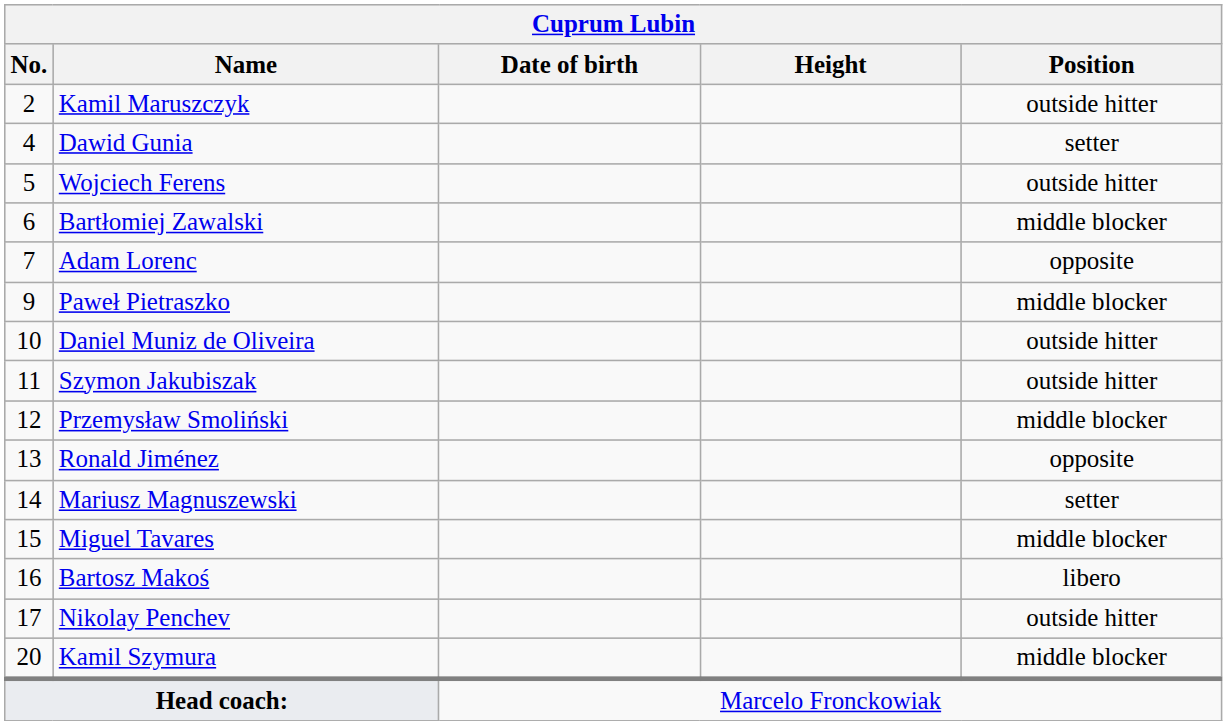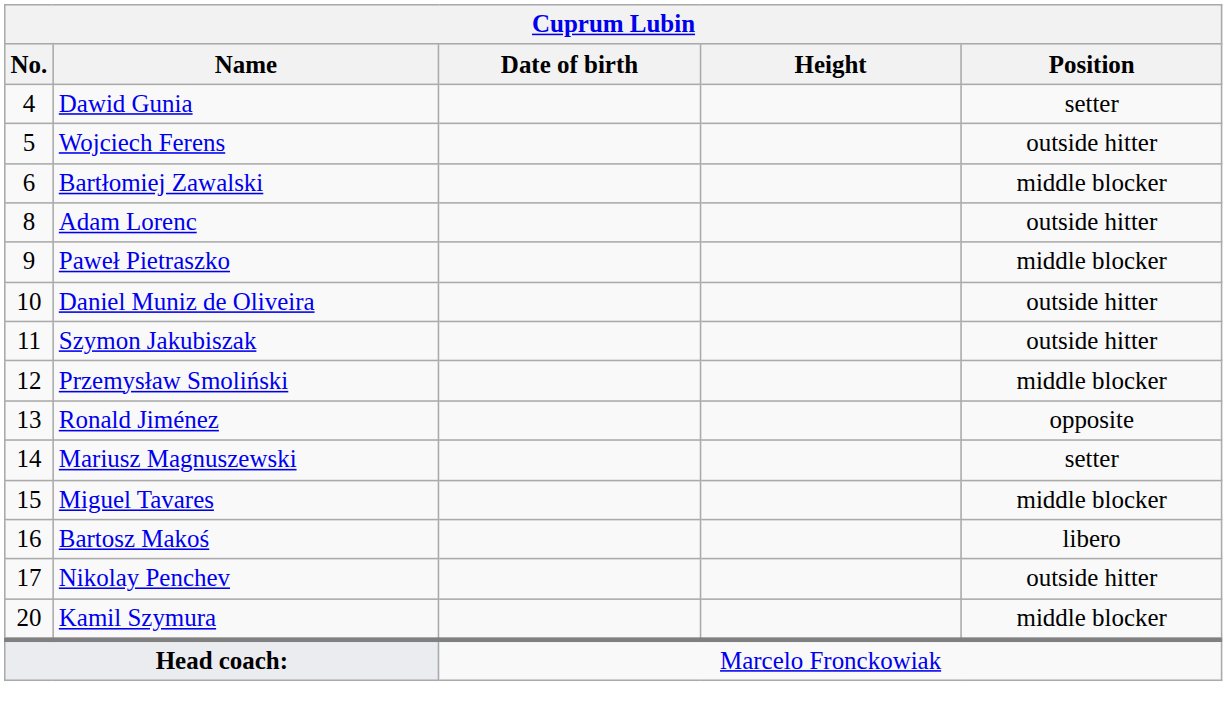- row: (154, 103)
(29, 261) 7 -> (29, 222) 8
(1092, 261) opposite -> (1092, 222) outside hitter
